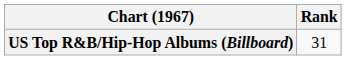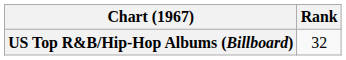(319, 42) 31 -> (319, 42) 32
